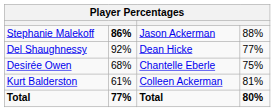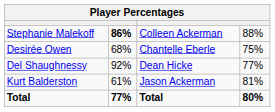(177, 33) Jason Ackerman -> (181, 33) Colleen Ackerman
rows swapped: (47, 49) <-> (39, 66)
(181, 82) Colleen Ackerman -> (177, 82) Jason Ackerman
